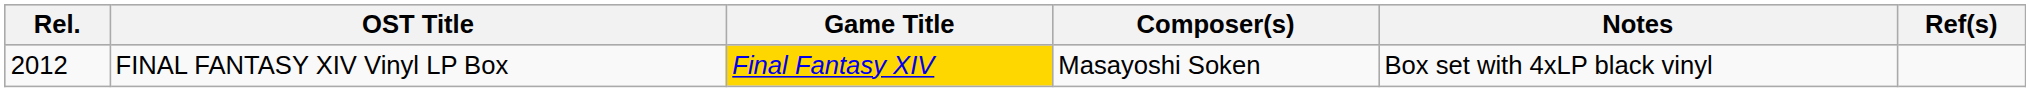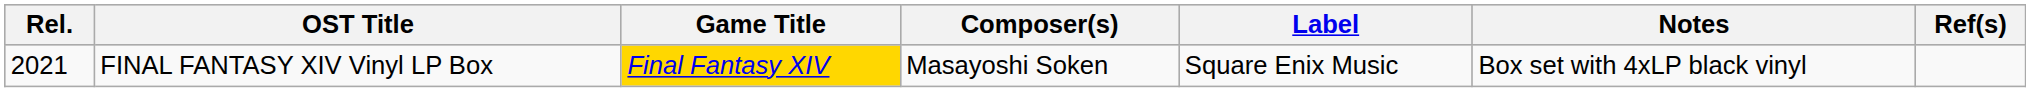+ column: (1326, 24)
(39, 65) 2012 -> (39, 65) 2021
